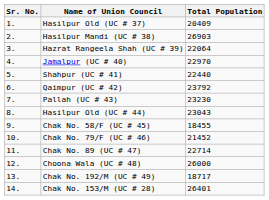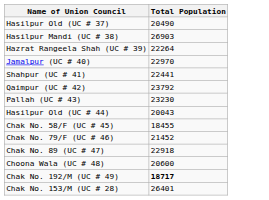- column: (23, 11)
(199, 23) 20409 -> (162, 23) 20490
(199, 49) 22064 -> (162, 49) 22264
(199, 74) 22440 -> (162, 74) 22441
(199, 112) 23043 -> (162, 112) 20043
(199, 150) 22714 -> (162, 150) 22918
(199, 163) 26000 -> (162, 163) 20600
(199, 176) normal -> (162, 176) bold
